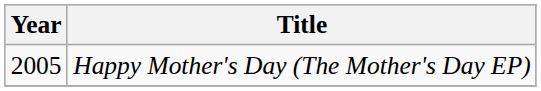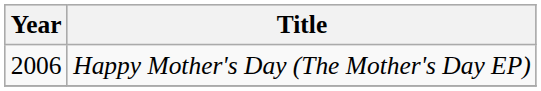(36, 65) 2005 -> (36, 65) 2006
